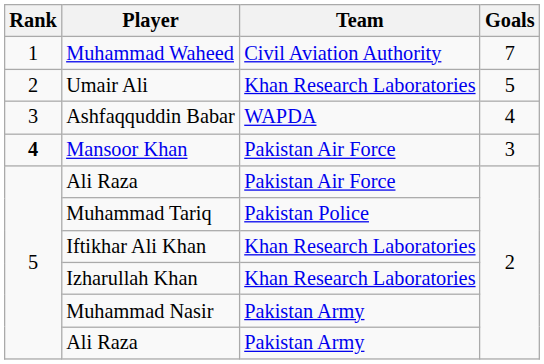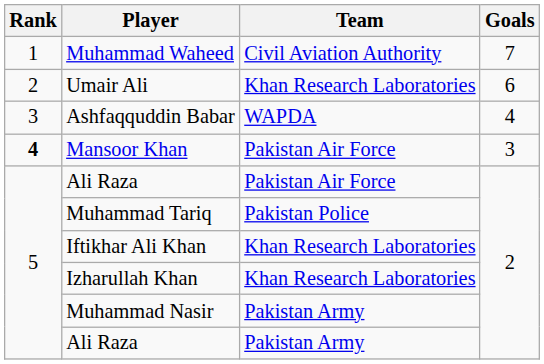(510, 85) 5 -> (510, 85) 6
